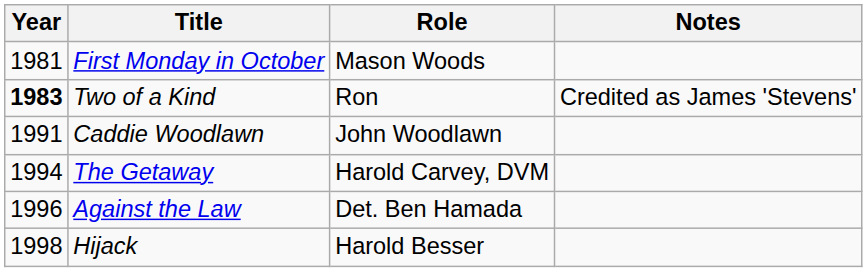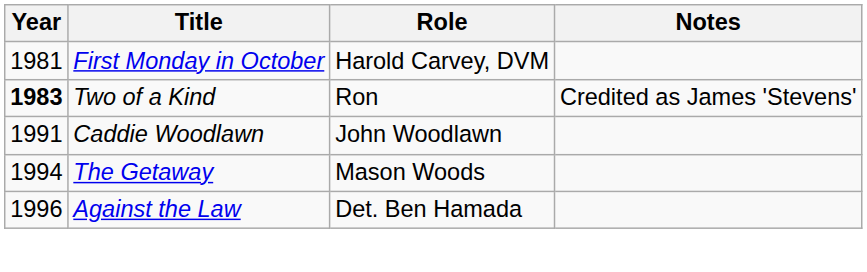(410, 60) Mason Woods -> (442, 60) Harold Carvey, DVM
(442, 172) Harold Carvey, DVM -> (410, 172) Mason Woods
- row: (105, 246)
